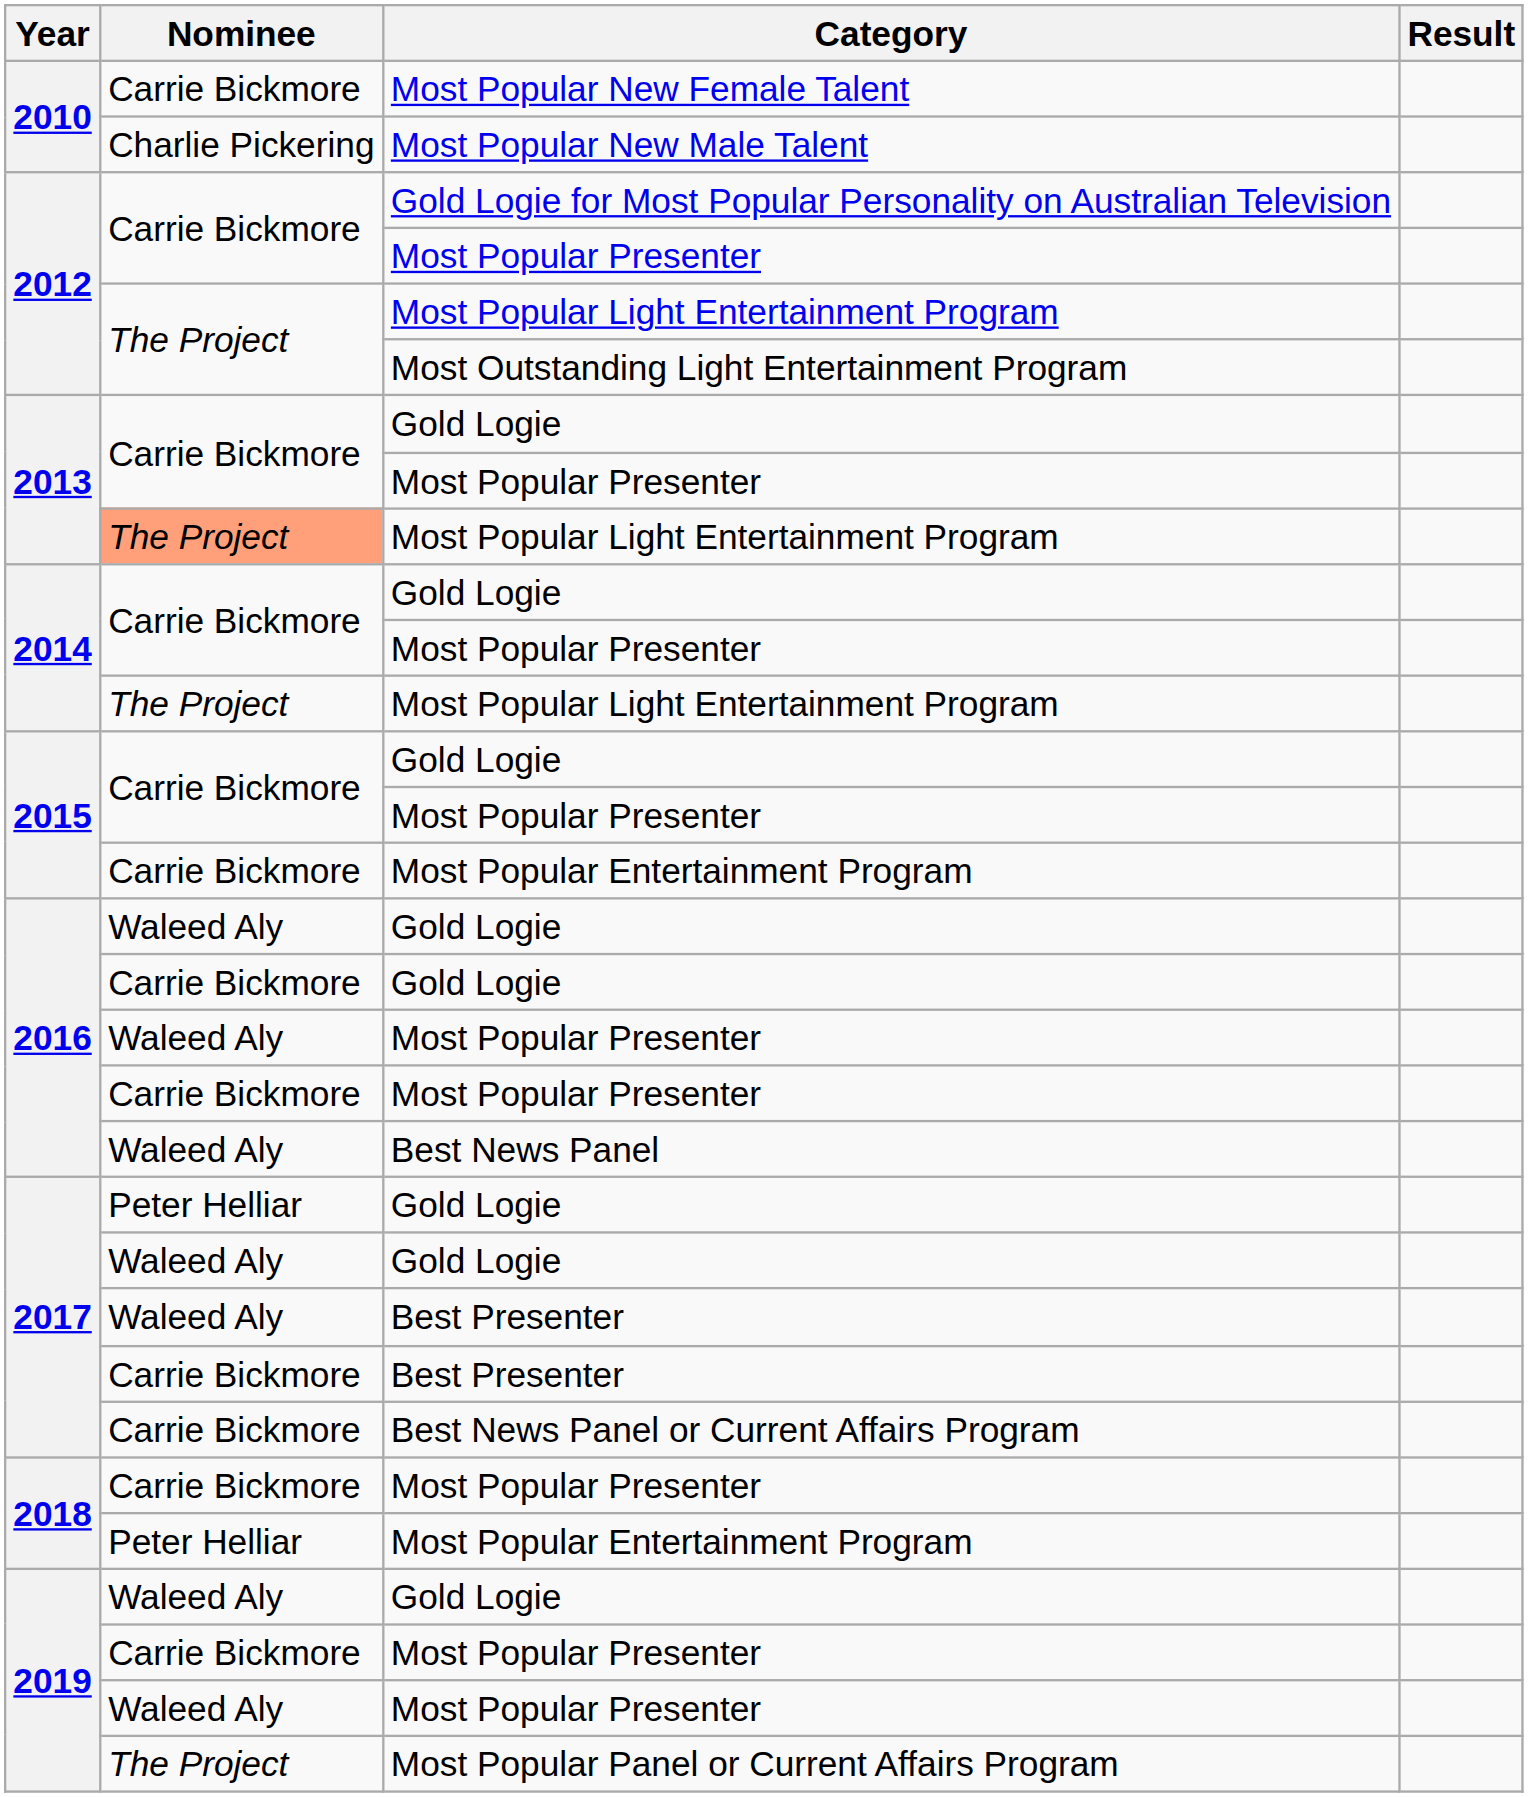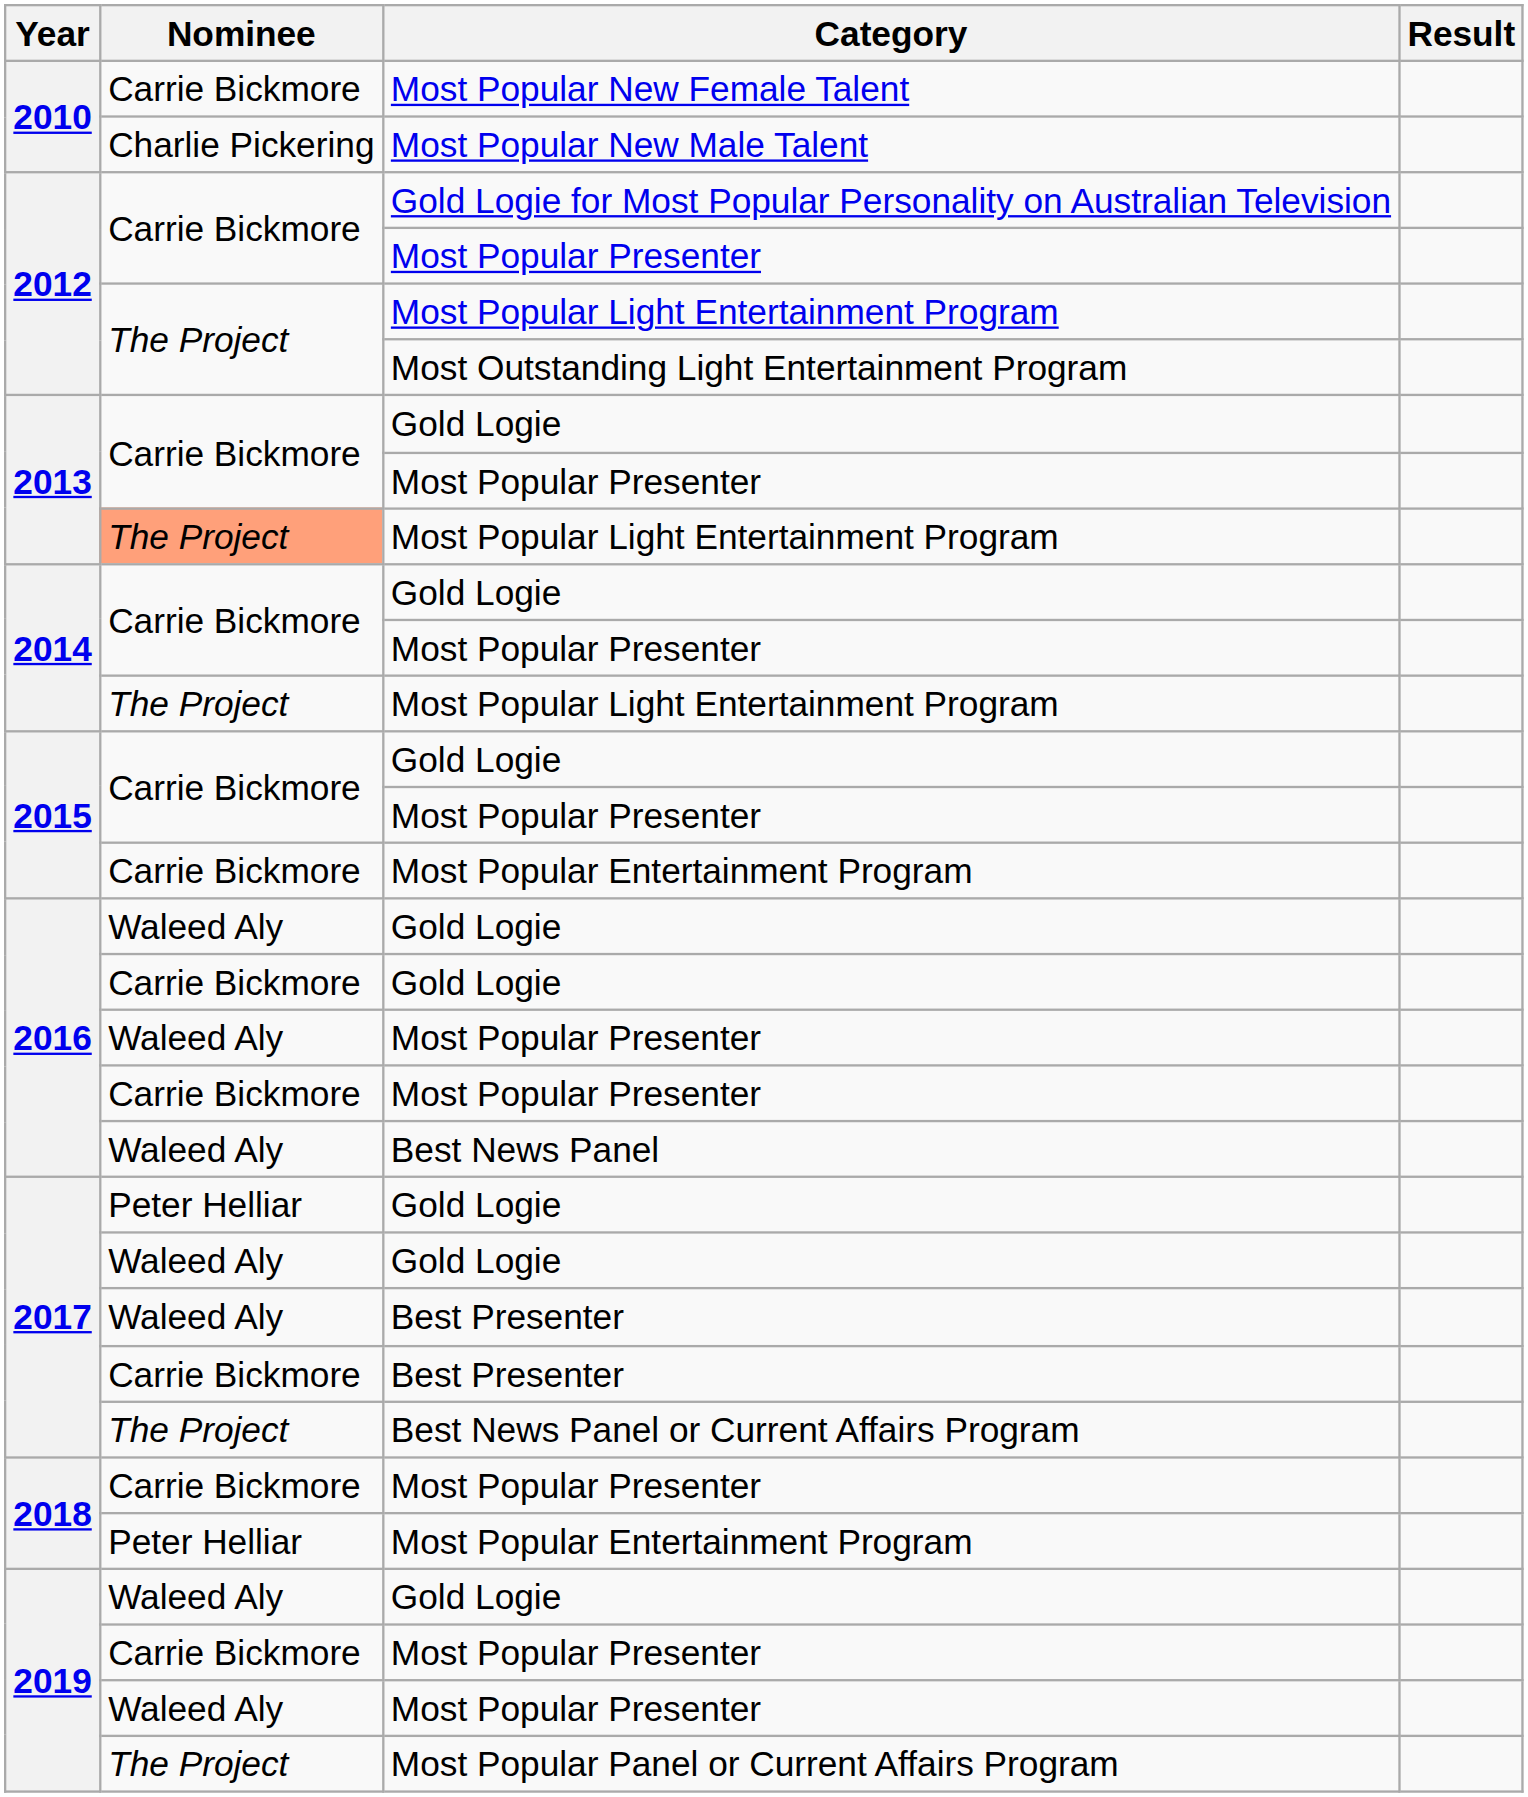(234, 1429) Carrie Bickmore -> (198, 1429) The Project
